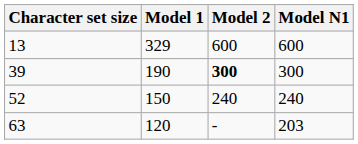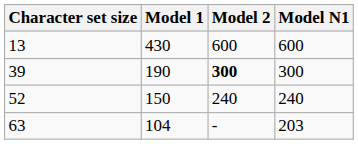(158, 44) 329 -> (158, 44) 430
(158, 125) 120 -> (158, 125) 104
